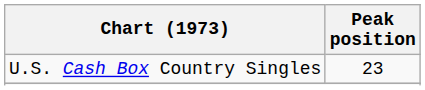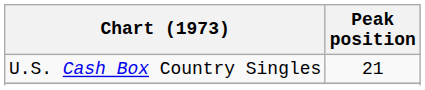(373, 69) 23 -> (373, 69) 21
